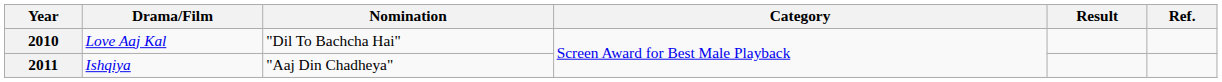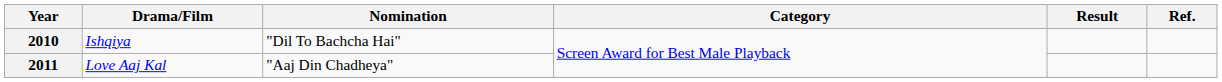(126, 41) Love Aaj Kal -> (108, 41) Ishqiya
(108, 65) Ishqiya -> (126, 65) Love Aaj Kal
